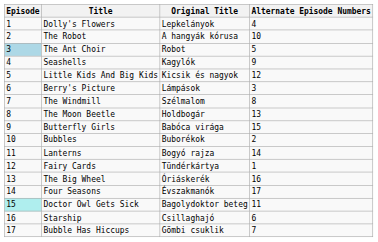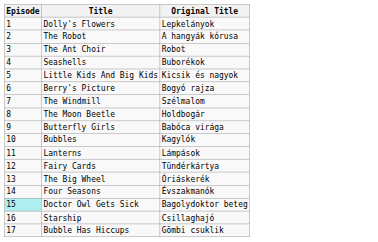- column: (311, 11)
(9, 50) lightblue background -> (9, 50) no background
(178, 62) Kagylók -> (183, 62) Buborékok
(181, 88) Lámpások -> (188, 88) Bogyó rajza
(183, 140) Buborékok -> (178, 140) Kagylók
(188, 153) Bogyó rajza -> (181, 153) Lámpások
